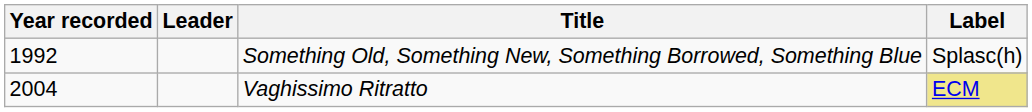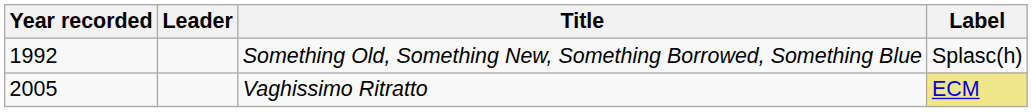(33, 89) 2004 -> (33, 89) 2005
